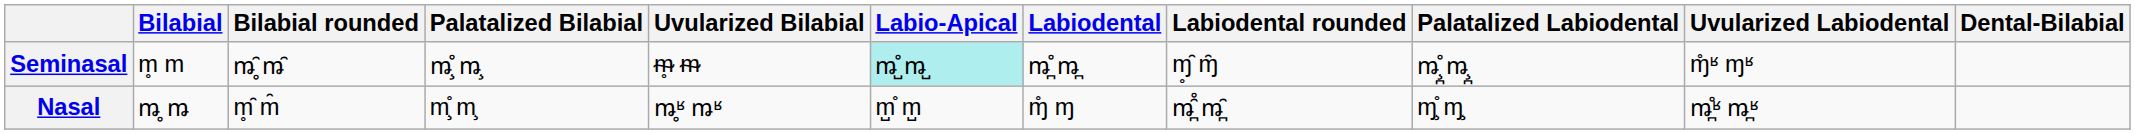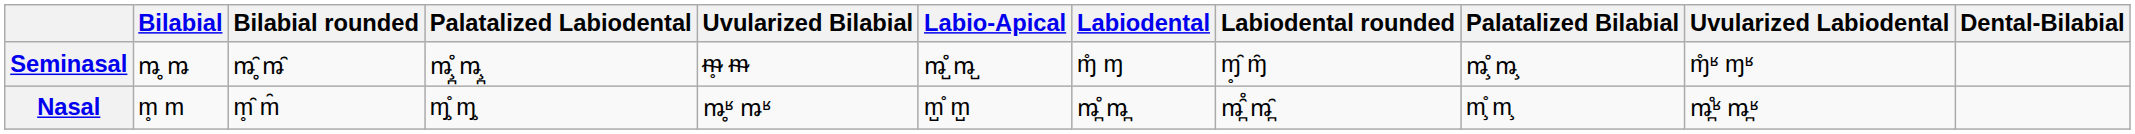columns swapped: (536, 23) <-> (1548, 23)
(161, 63) m̥ m -> (164, 65) ꬺ̥ ꬺ
(901, 65) paleturquoise background -> (950, 65) no background
(1054, 65) ꬺ̪̊ ꬺ̪ -> (1100, 63) ɱ̊ ɱ
(164, 108) ꬺ̥ ꬺ -> (161, 107) m̥ m
(1051, 107) ɱ̊ ɱ -> (1103, 108) ꬺ̪̊ ꬺ̪
